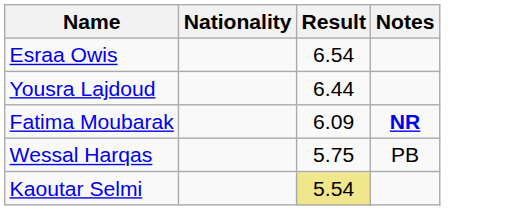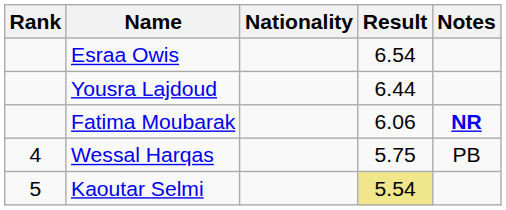+ column: (35, 22)
(334, 122) 6.09 -> (395, 122) 6.06
